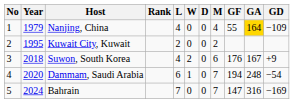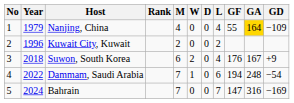columns swapped: (218, 12) <-> (179, 12)
(33, 43) 1995 -> (33, 43) 1996
(33, 75) 2020 -> (33, 75) 2022
